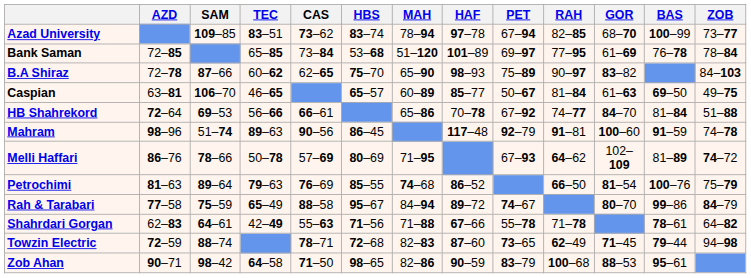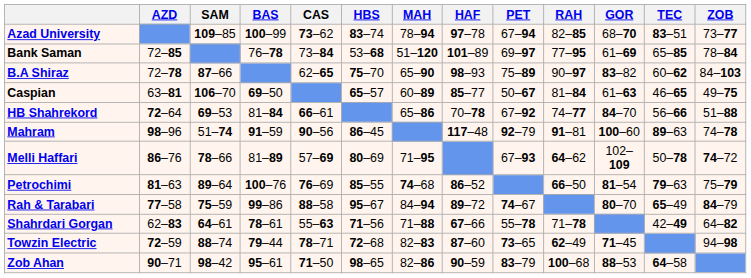columns swapped: (670, 15) <-> (266, 15)
